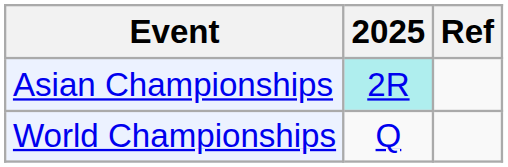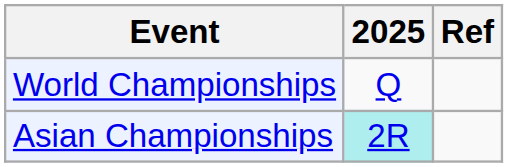rows swapped: (173, 84) <-> (175, 136)
